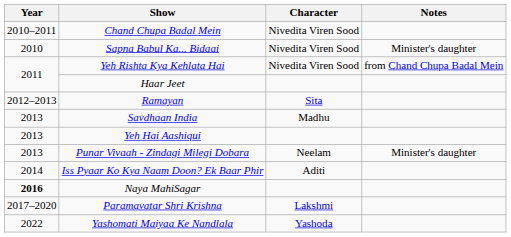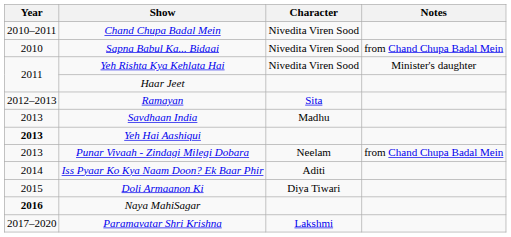(434, 48) Minister's daughter -> (434, 48) from Chand Chupa Badal Mein
(434, 65) from Chand Chupa Badal Mein -> (434, 65) Minister's daughter
(32, 135) normal -> (32, 135) bold
(434, 153) Minister's daughter -> (434, 153) from Chand Chupa Badal Mein
+ row: (163, 188)
- row: (163, 223)
